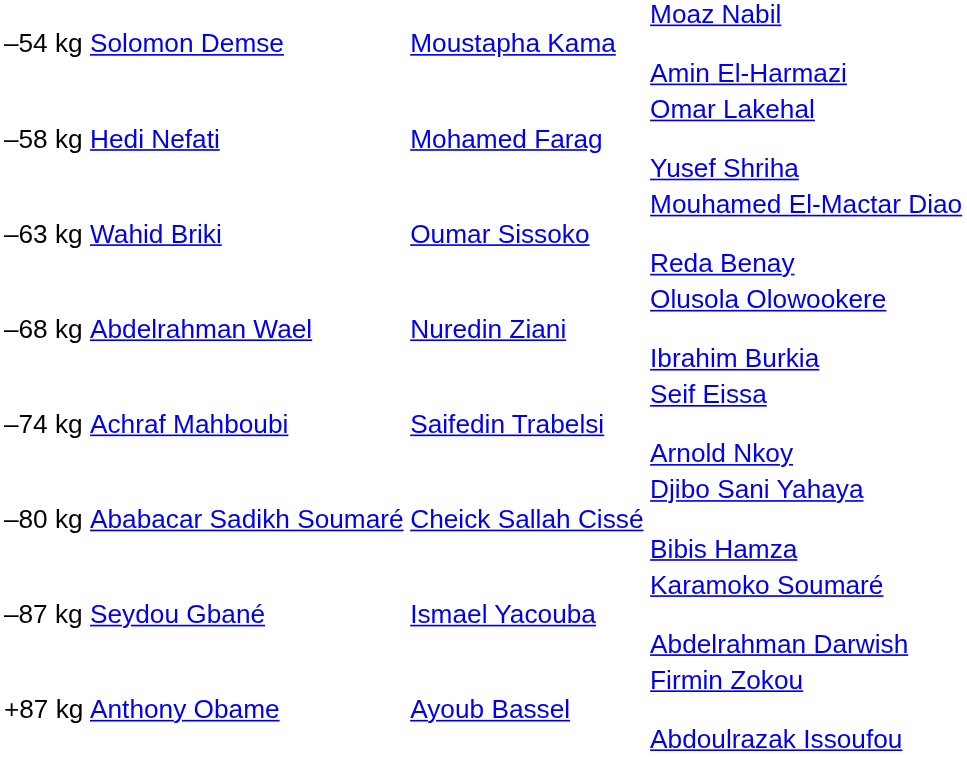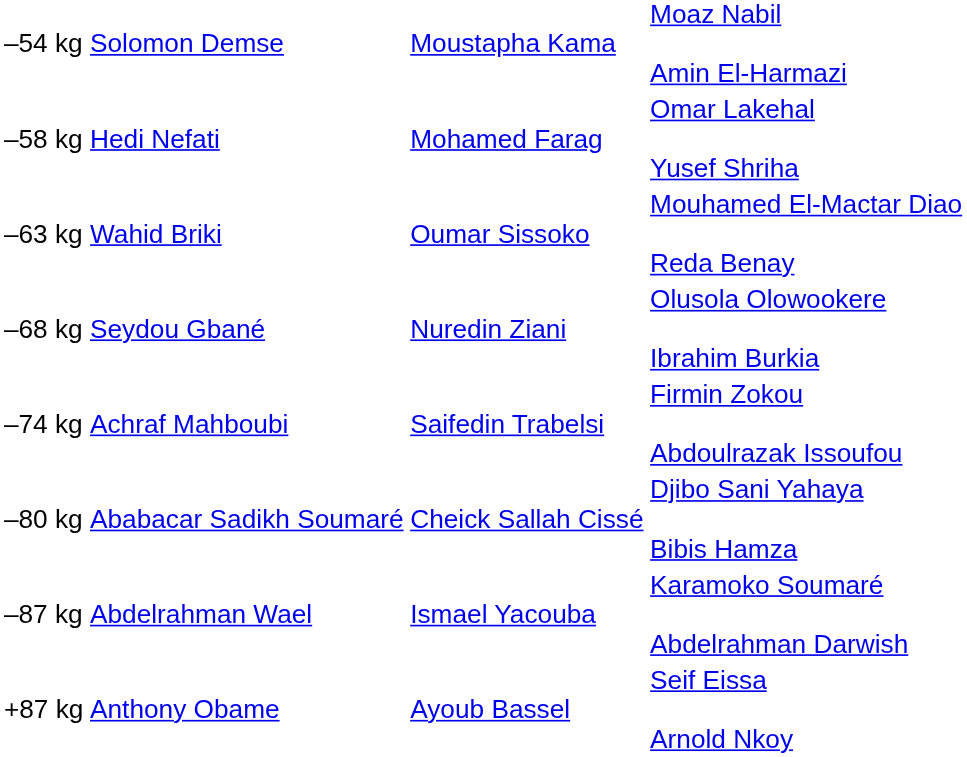(201, 329) Abdelrahman Wael -> (178, 329) Seydou Gbané
(722, 424) Seif Eissa Arnold Nkoy -> (776, 424) Firmin Zokou Abdoulrazak Issoufou
(178, 614) Seydou Gbané -> (201, 614) Abdelrahman Wael
(776, 709) Firmin Zokou Abdoulrazak Issoufou -> (722, 709) Seif Eissa Arnold Nkoy
